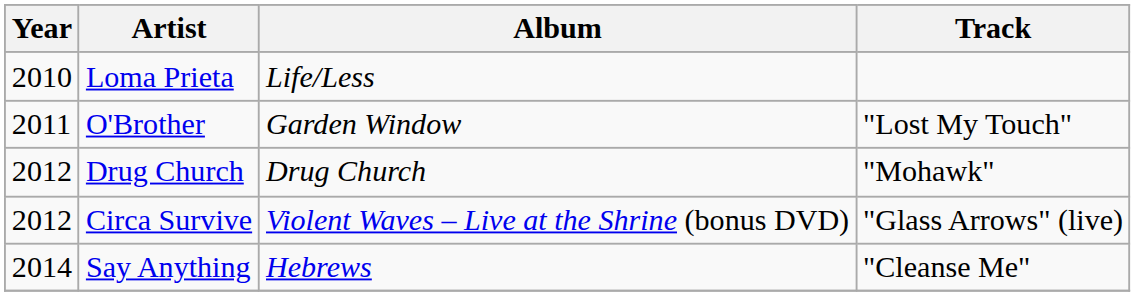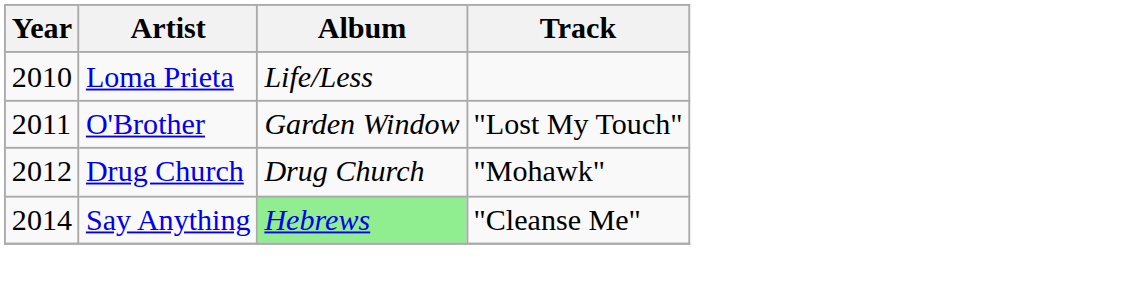- row: (169, 219)
(319, 266) no background -> (317, 219) lightgreen background
